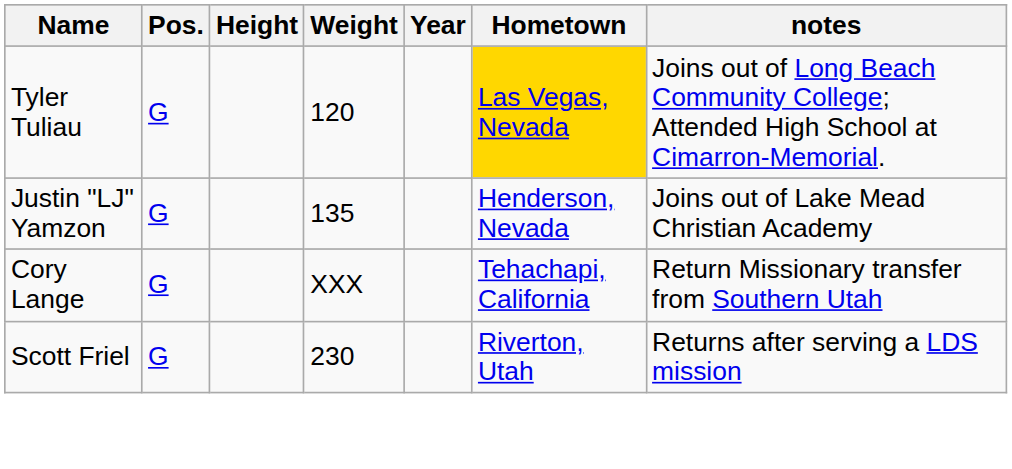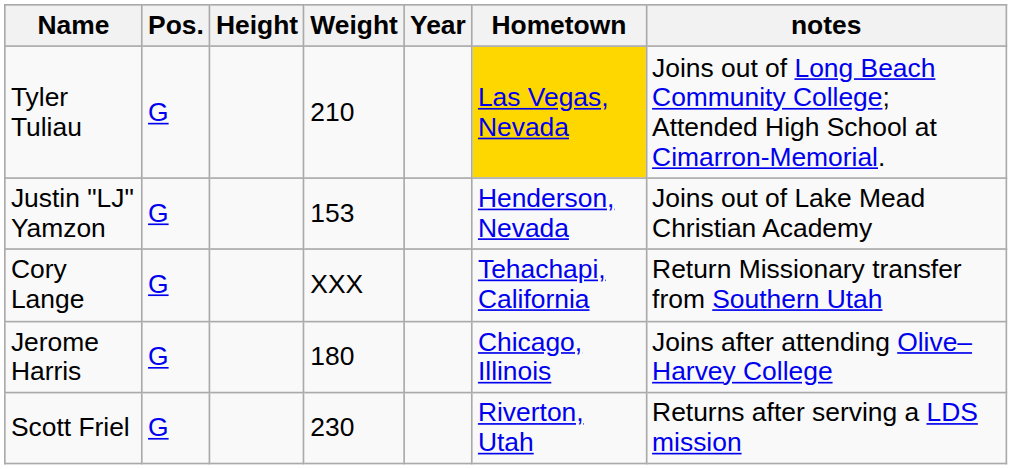(332, 111) 120 -> (332, 111) 210
(332, 213) 135 -> (332, 213) 153
+ row: (55, 356)
